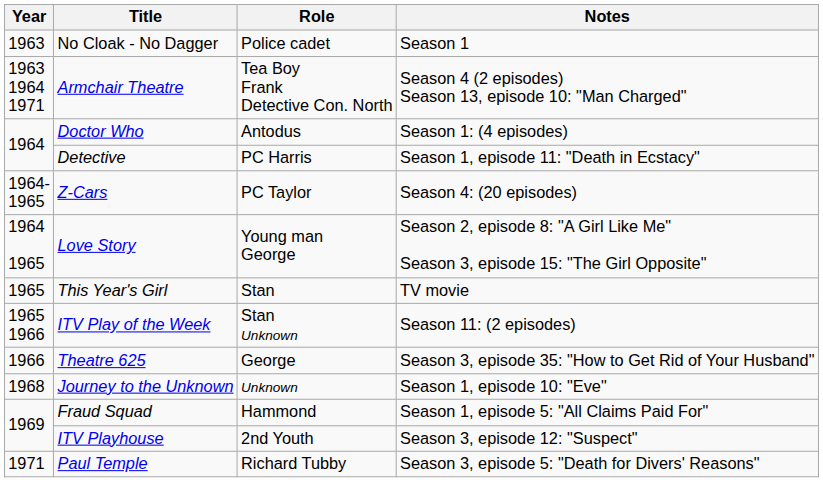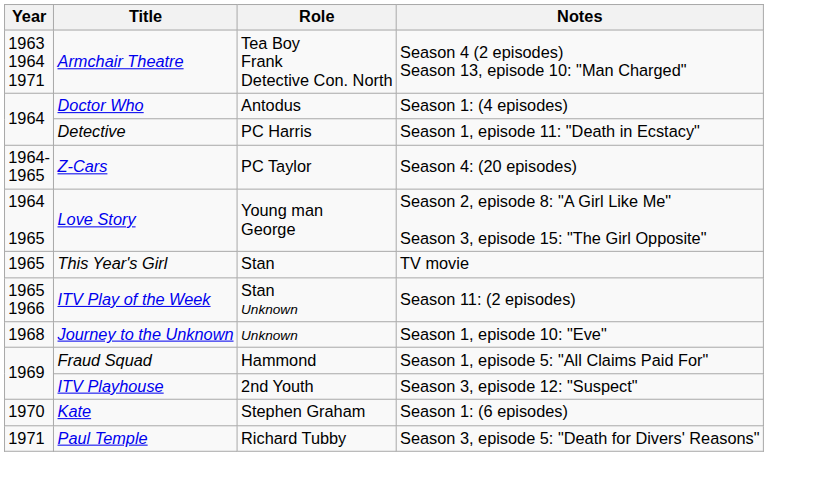- row: (138, 43)
- row: (102, 360)
+ row: (74, 412)
